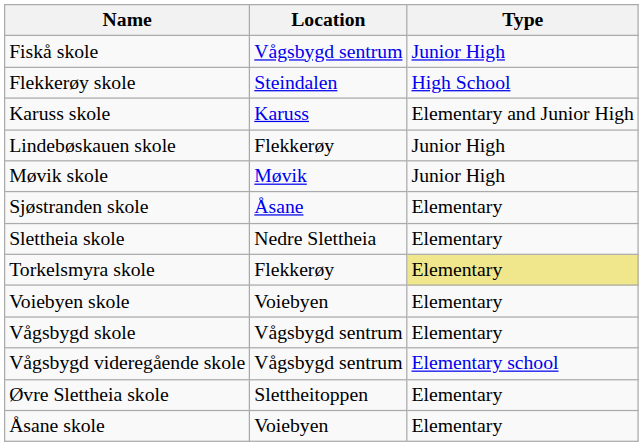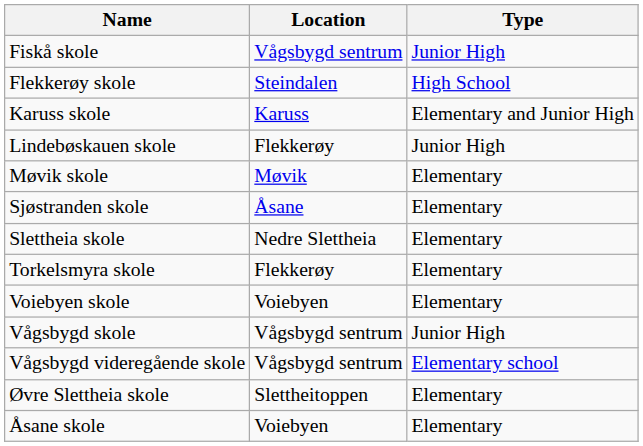(458, 176) Junior High -> (457, 176) Elementary
(457, 269) khaki background -> (457, 269) no background
(457, 332) Elementary -> (458, 332) Junior High
